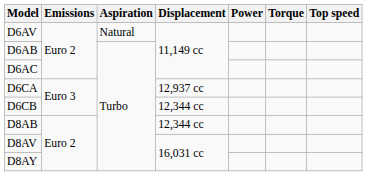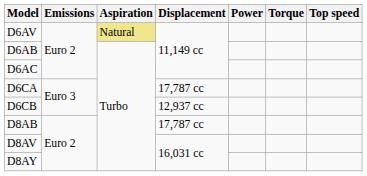(117, 32) no background -> (117, 32) khaki background
(181, 87) 12,937 cc -> (181, 87) 17,787 cc
(181, 106) 12,344 cc -> (181, 106) 12,937 cc
(181, 124) 12,344 cc -> (181, 124) 17,787 cc
